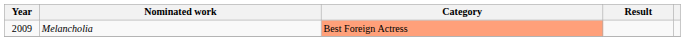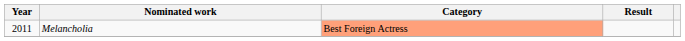(22, 28) 2009 -> (22, 28) 2011
